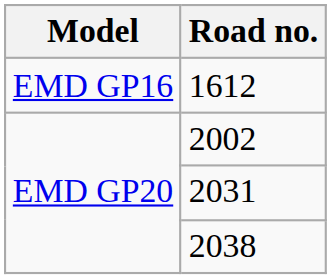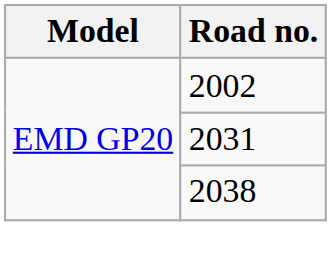- row: (223, 84)
